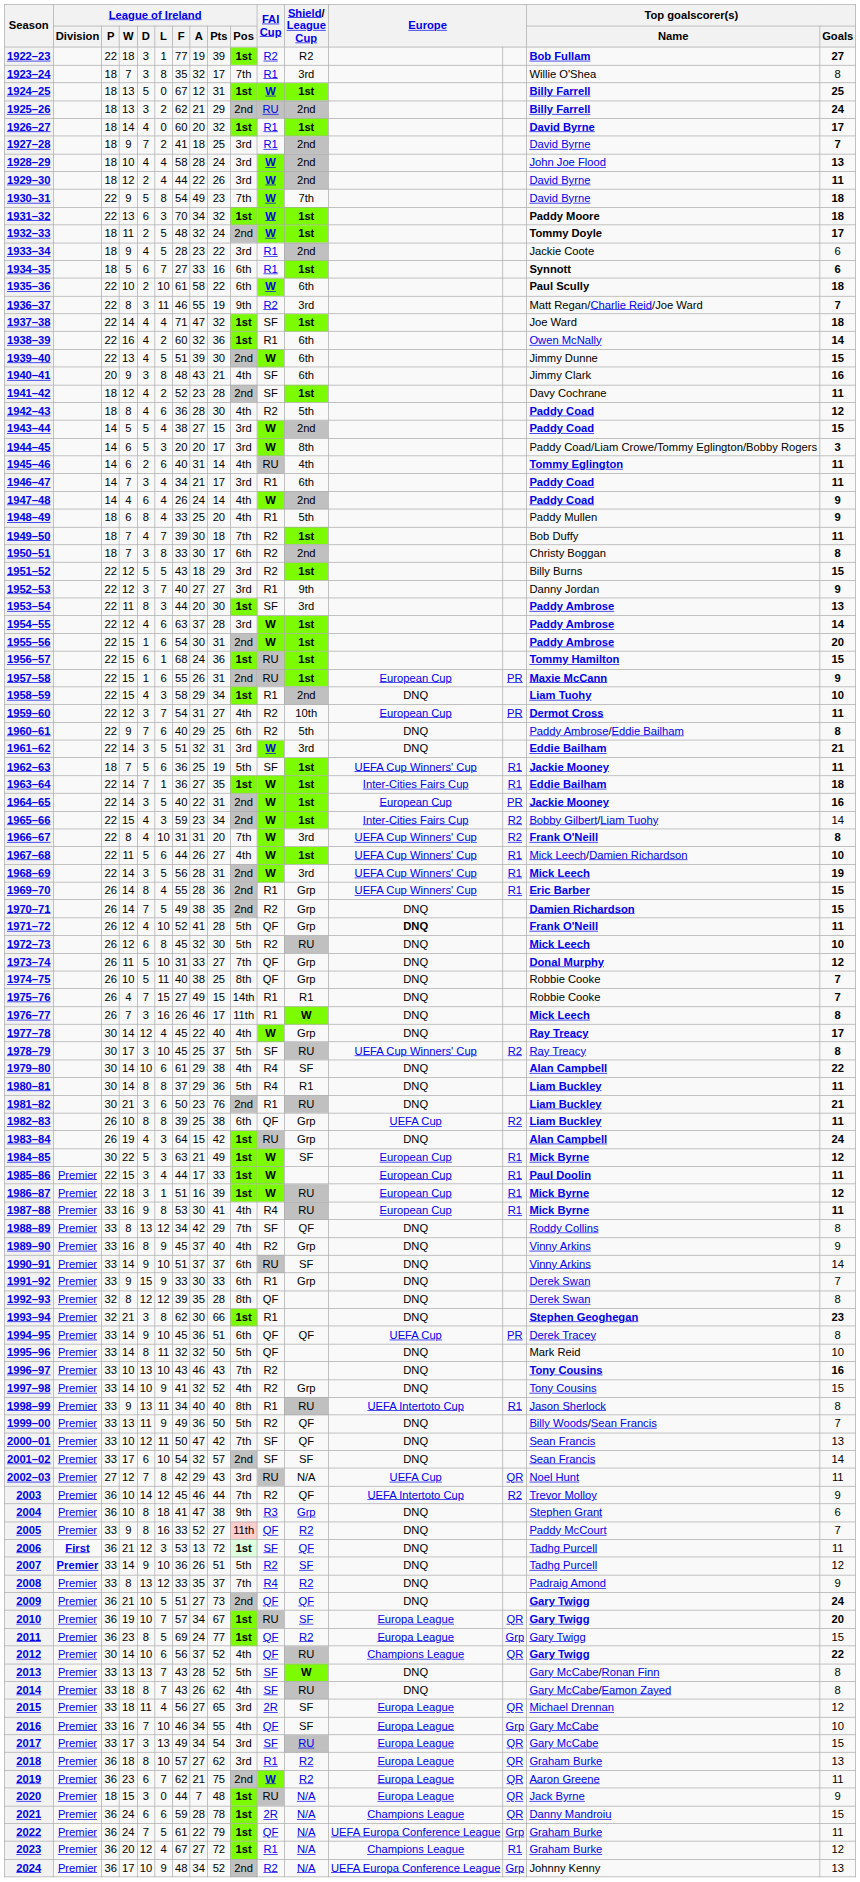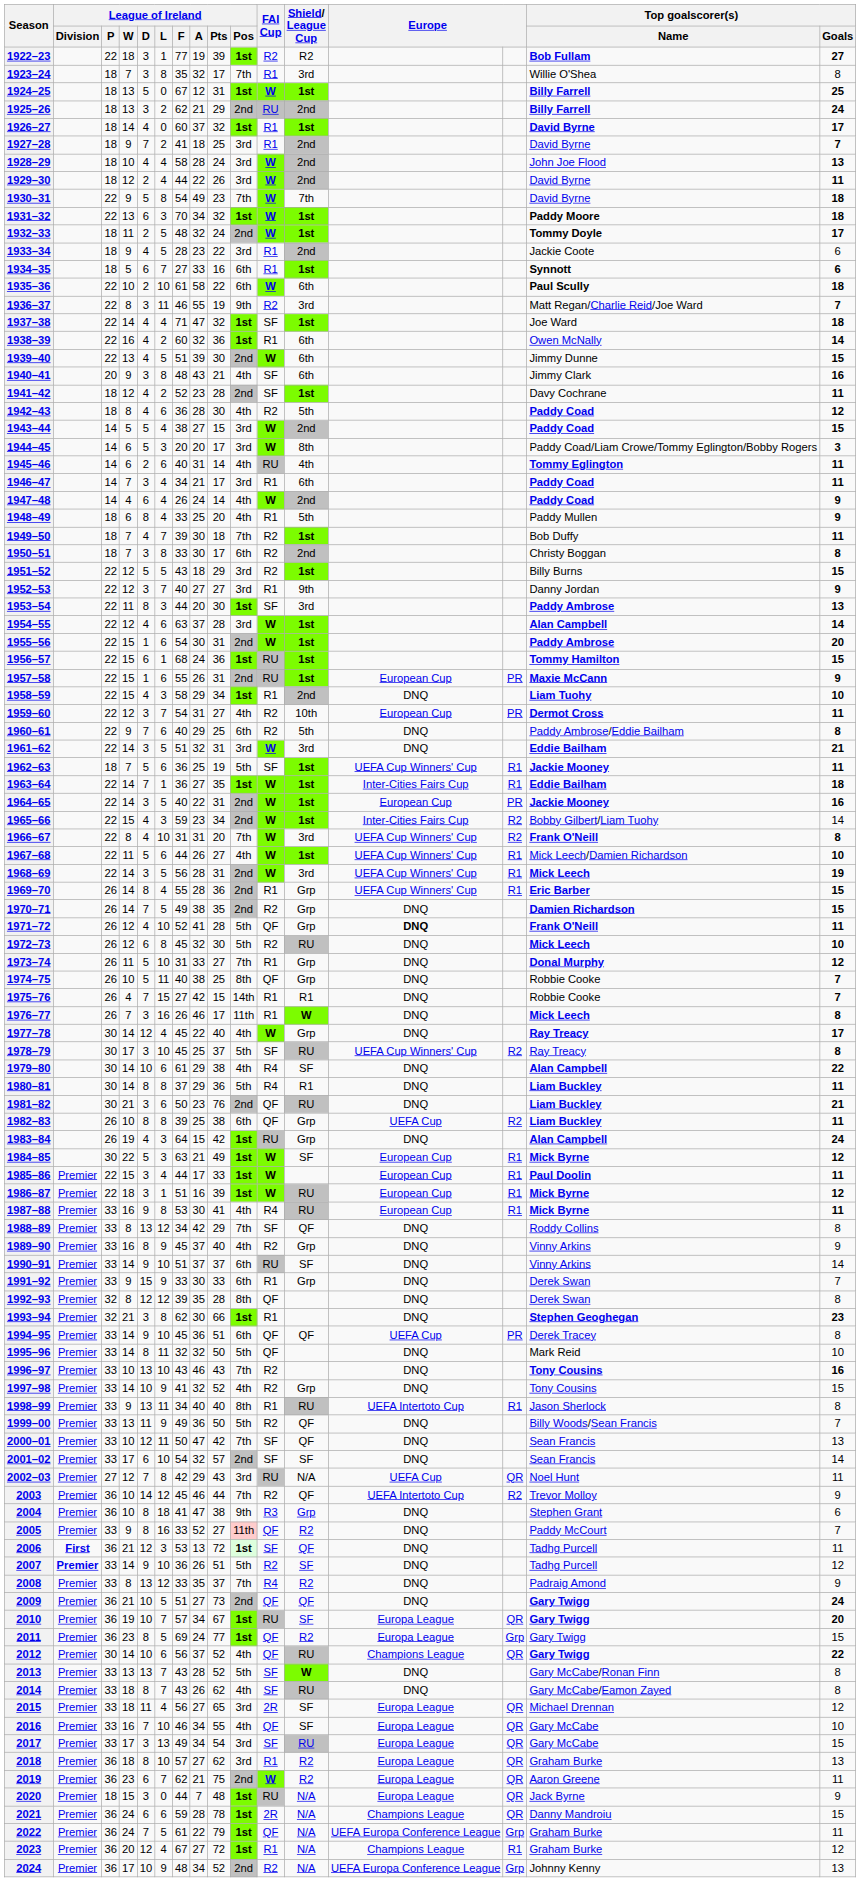(199, 127) 20 -> (199, 127) 37
(572, 624) Paddy Ambrose -> (568, 624) Alan Campbell
(271, 962) QF -> (271, 962) R1
(199, 997) 49 -> (199, 997) 42
(271, 1104) R1 -> (271, 1104) QF
(515, 1726) Grp -> (515, 1726) QR
